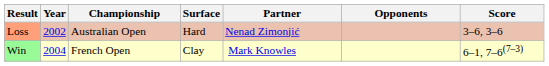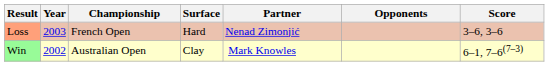(54, 31) 2002 -> (54, 31) 2003
(108, 31) Australian Open -> (101, 31) French Open
(54, 51) 2004 -> (54, 51) 2002
(101, 51) French Open -> (108, 51) Australian Open
